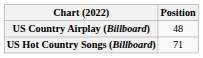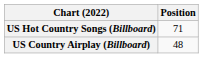rows swapped: (81, 28) <-> (81, 45)
